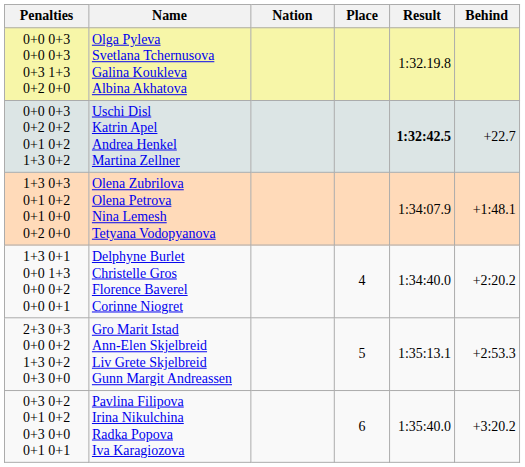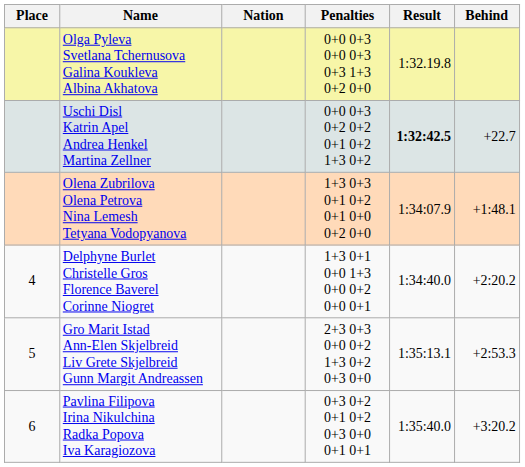columns swapped: (362, 16) <-> (47, 16)
